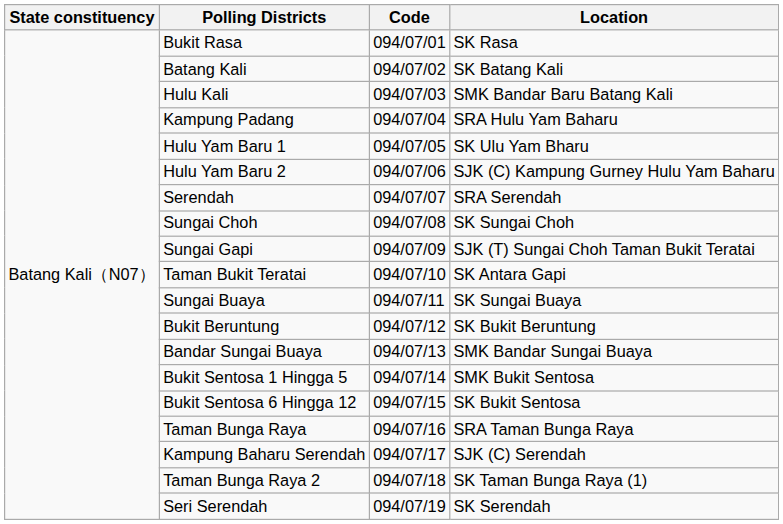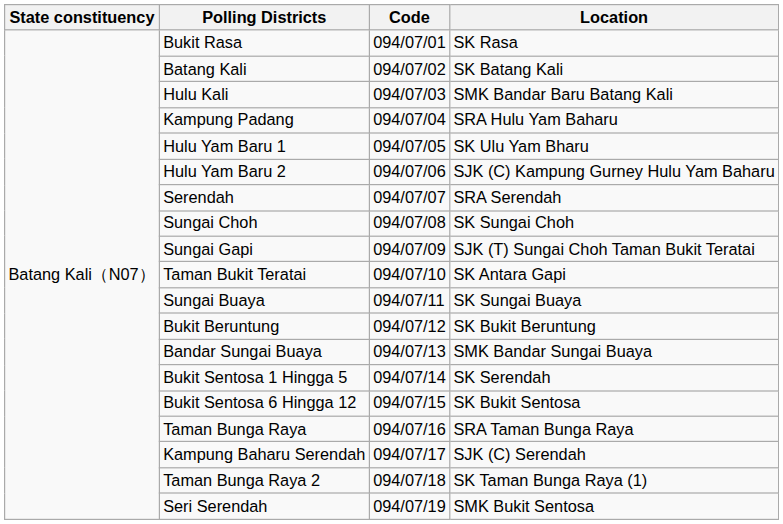(524, 377) SMK Bukit Sentosa -> (502, 377) SK Serendah
(502, 506) SK Serendah -> (524, 506) SMK Bukit Sentosa
